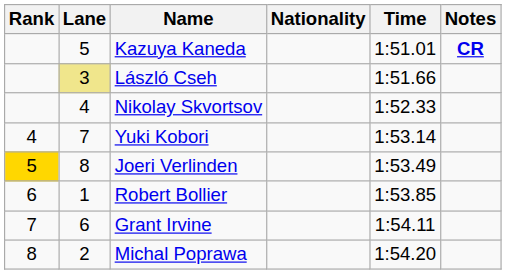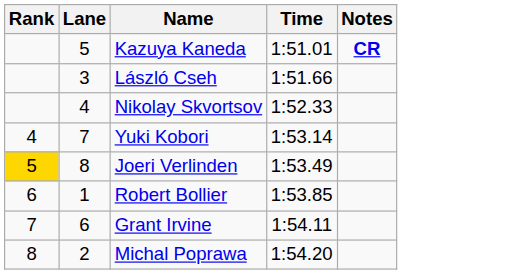- column: (318, 19)
(84, 78) khaki background -> (84, 78) no background
